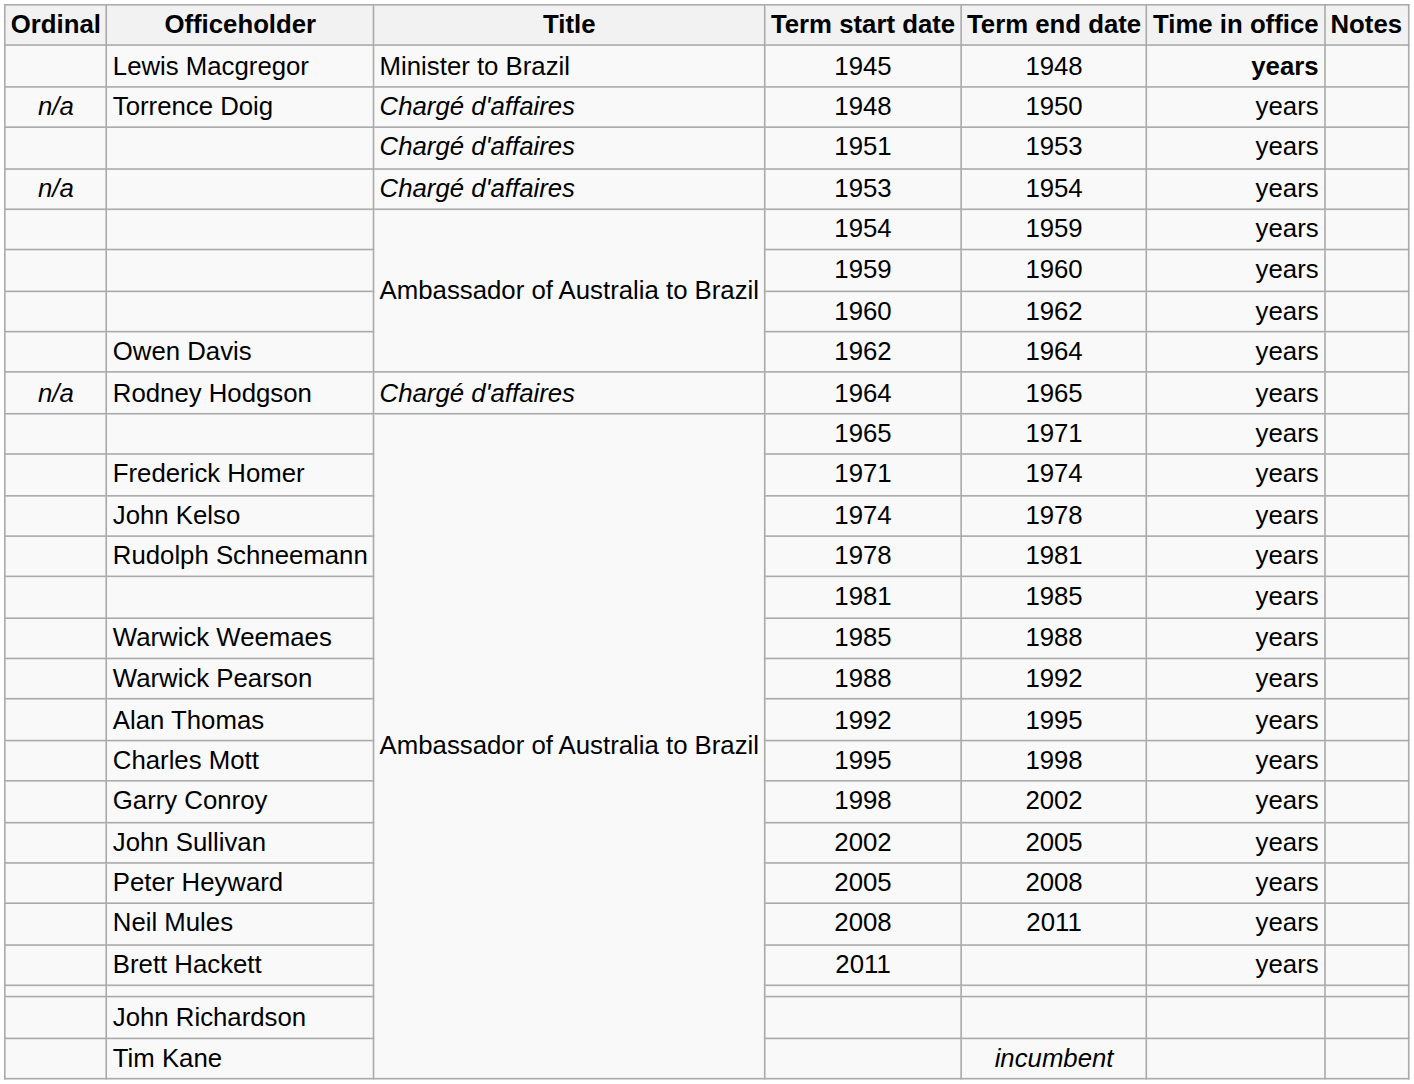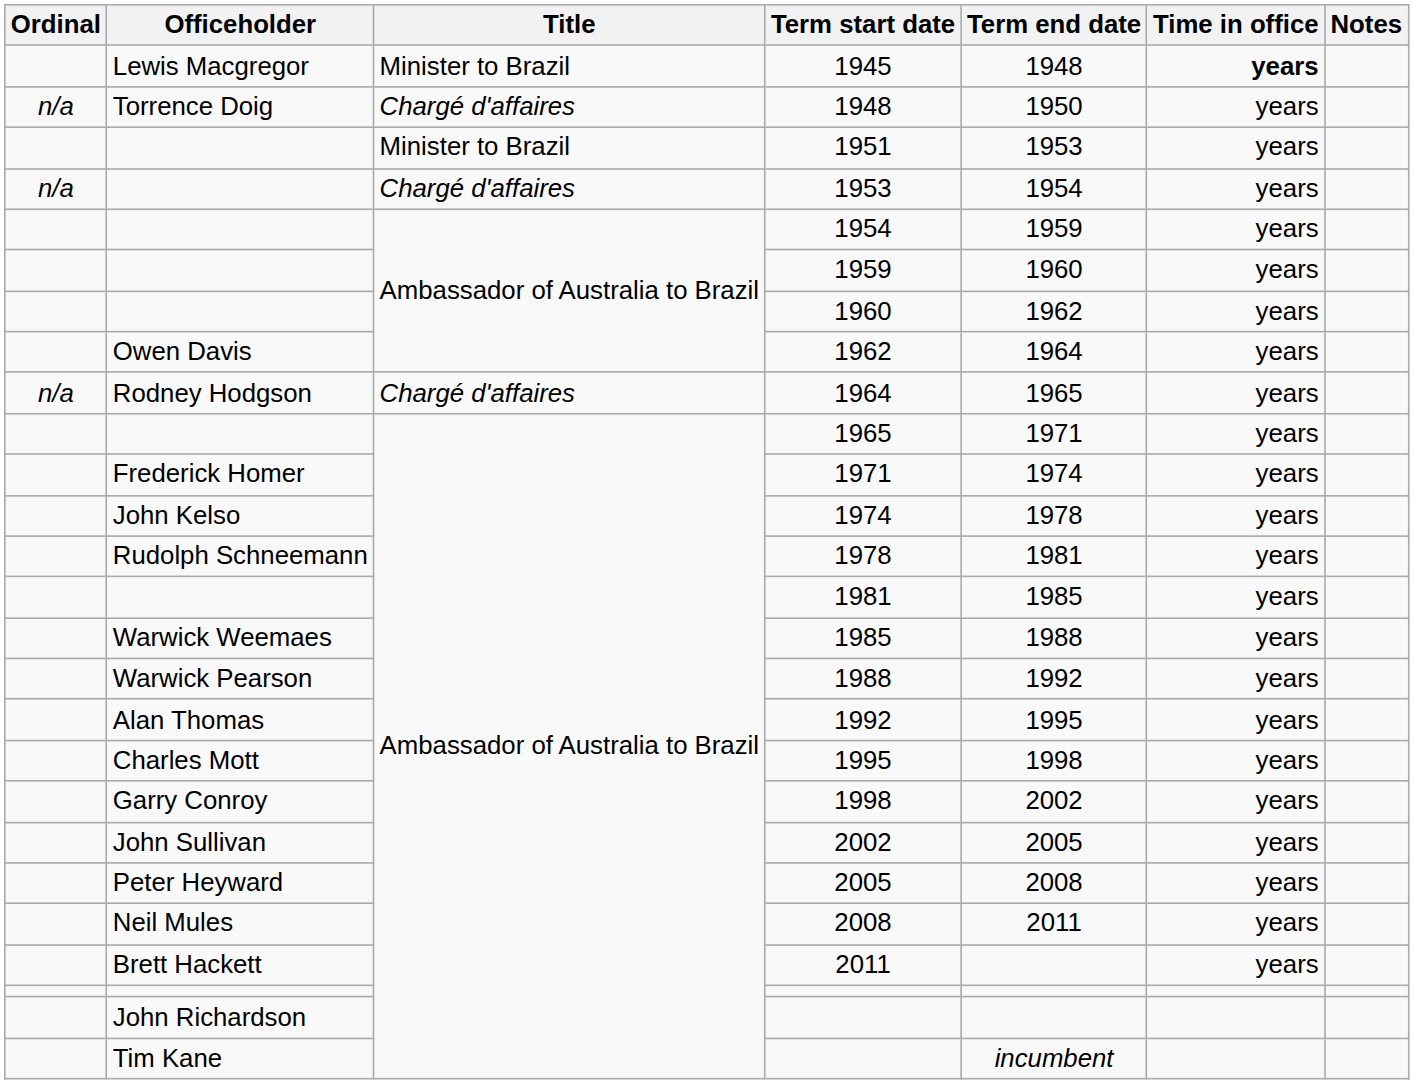(477, 147) Chargé d'affaires -> (475, 147) Minister to Brazil
